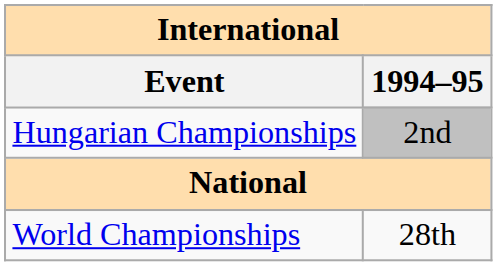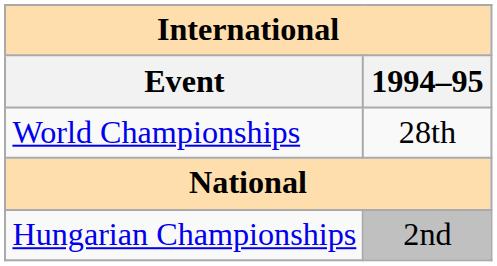rows swapped: (156, 234) <-> (184, 132)
